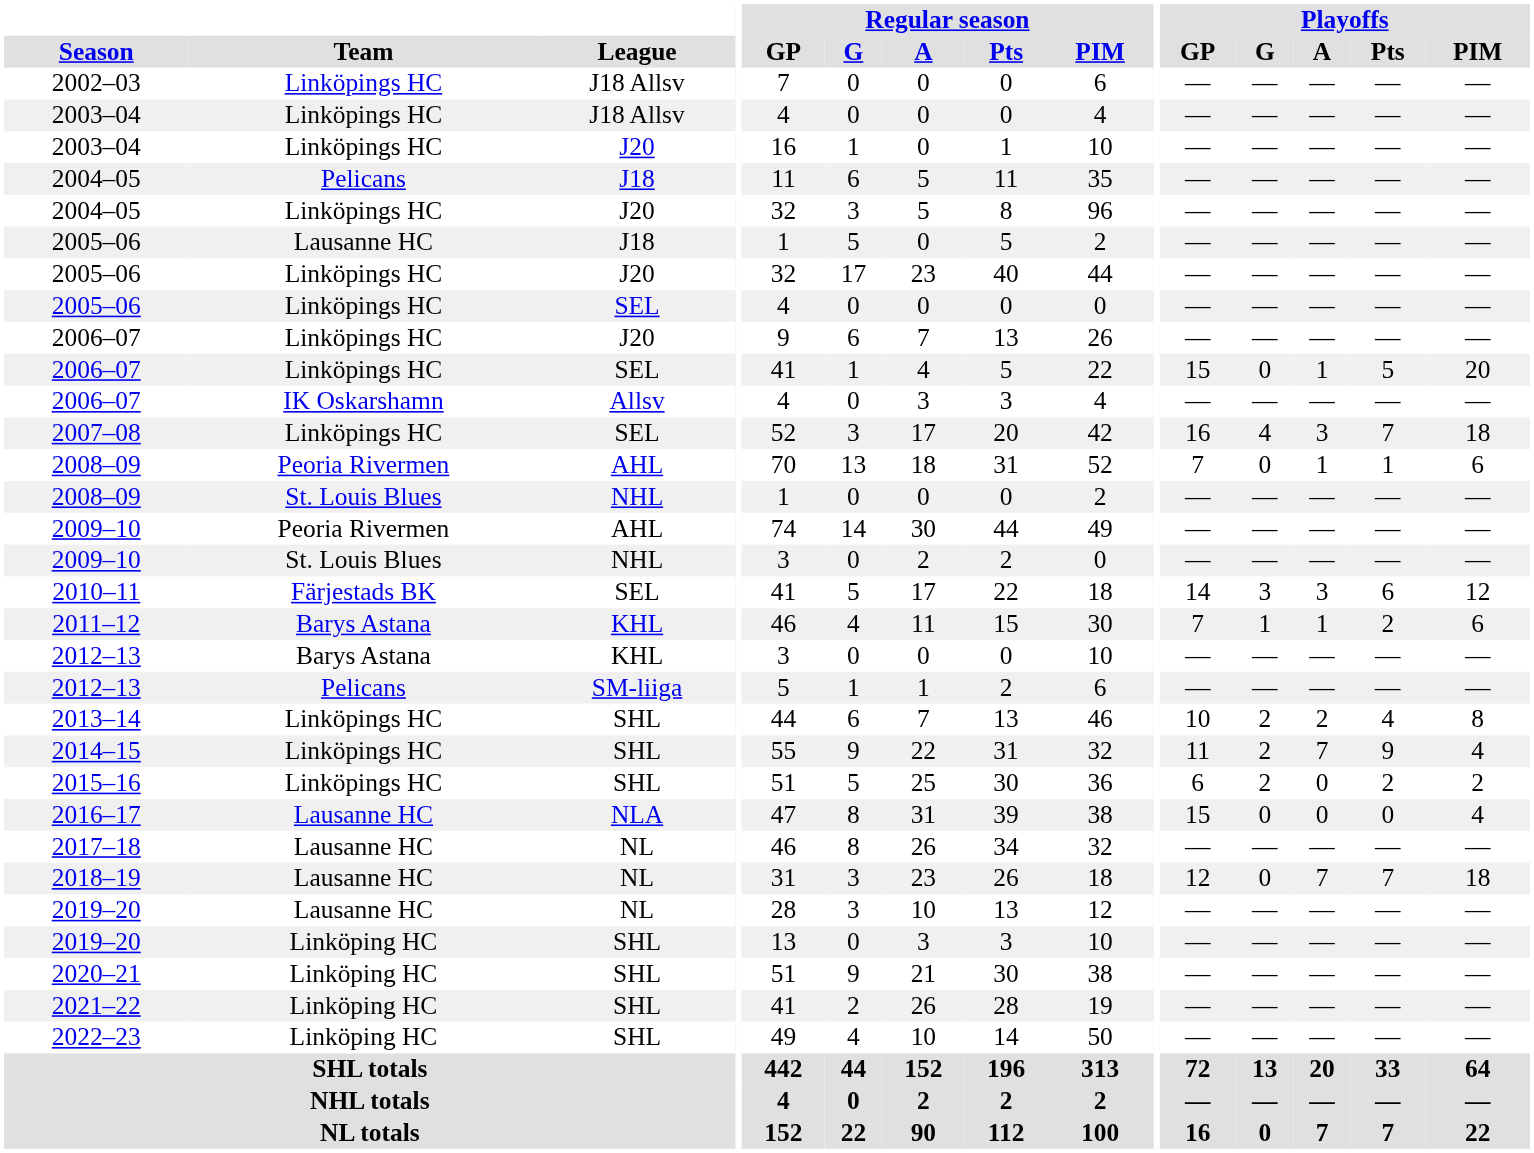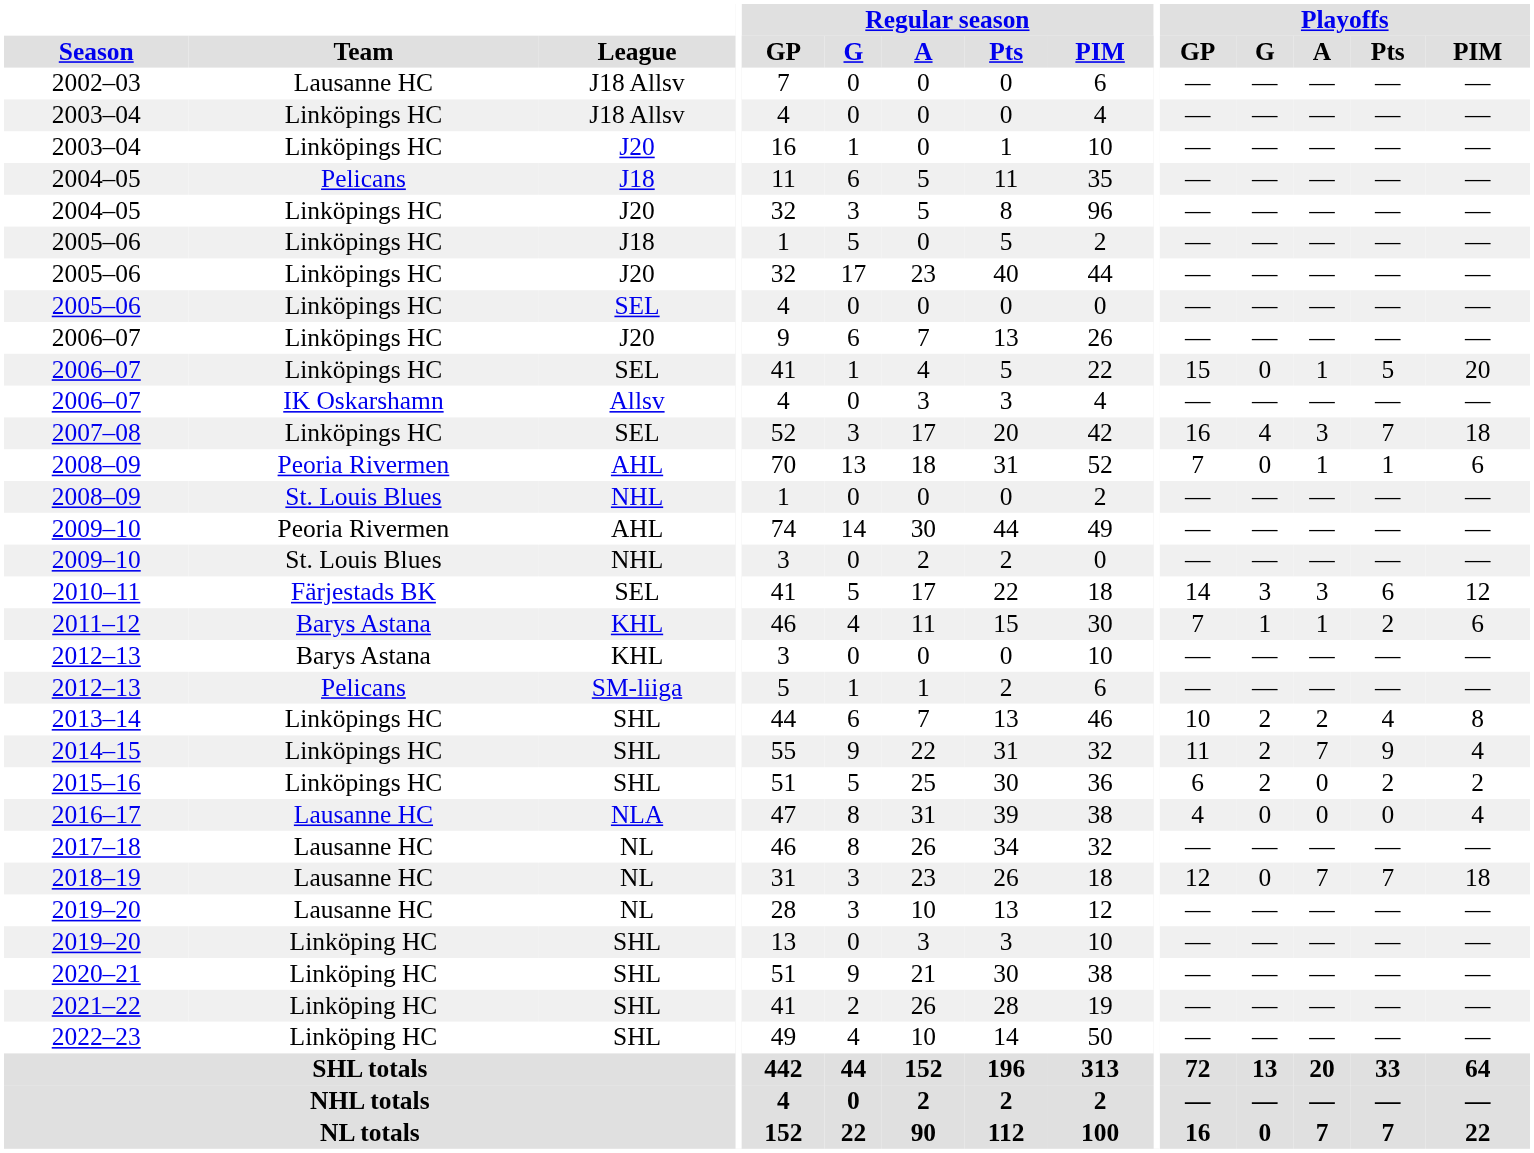(363, 83) Linköpings HC -> (363, 83) Lausanne HC
(363, 242) Lausanne HC -> (363, 242) Linköpings HC
(1198, 814) 15 -> (1198, 814) 4
